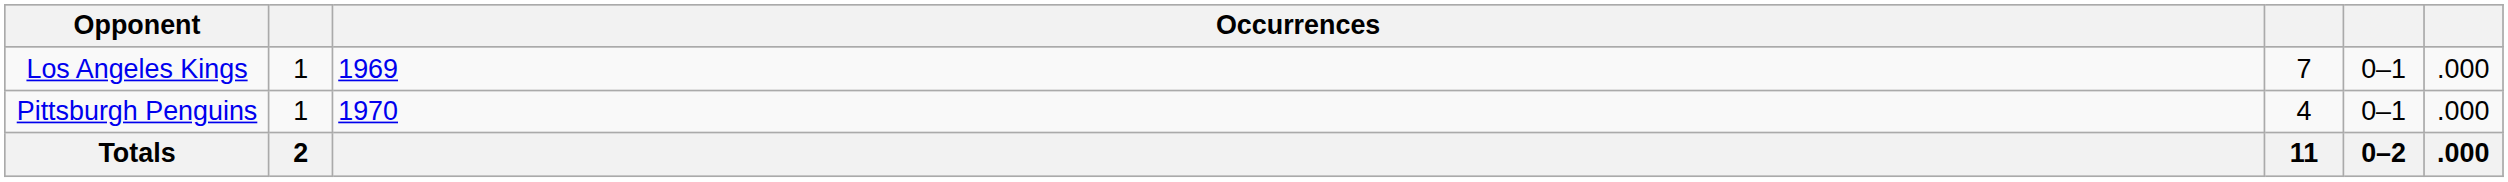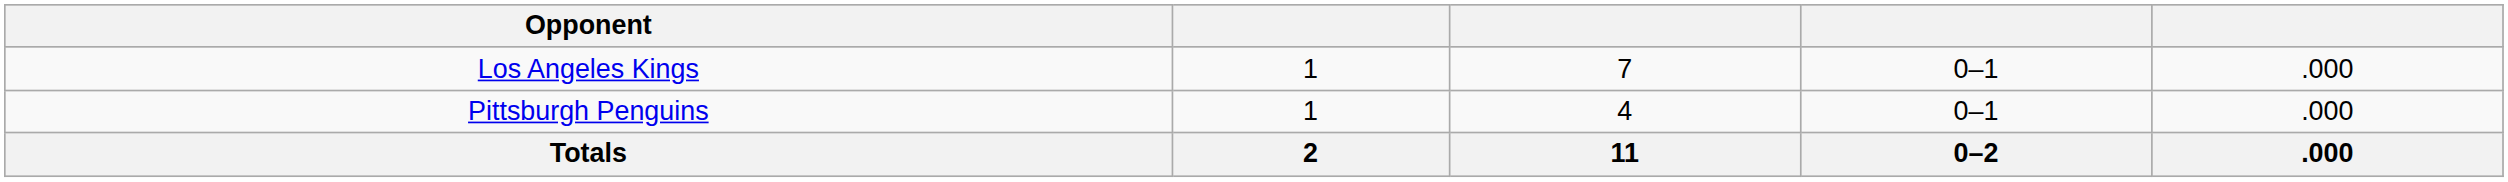- column: (1298, 25)
